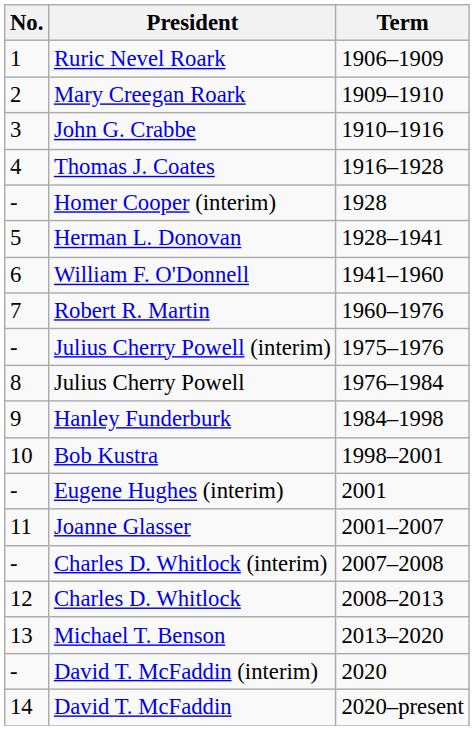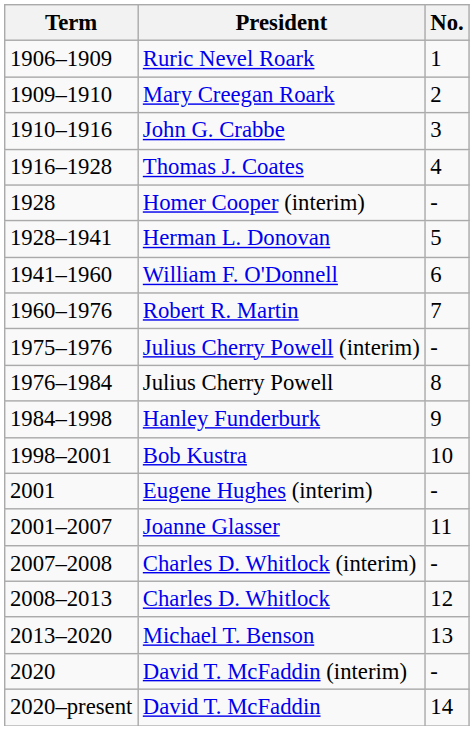columns swapped: (27, 22) <-> (403, 22)
